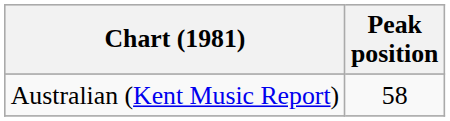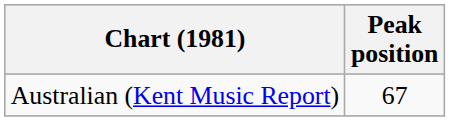(395, 94) 58 -> (395, 94) 67
